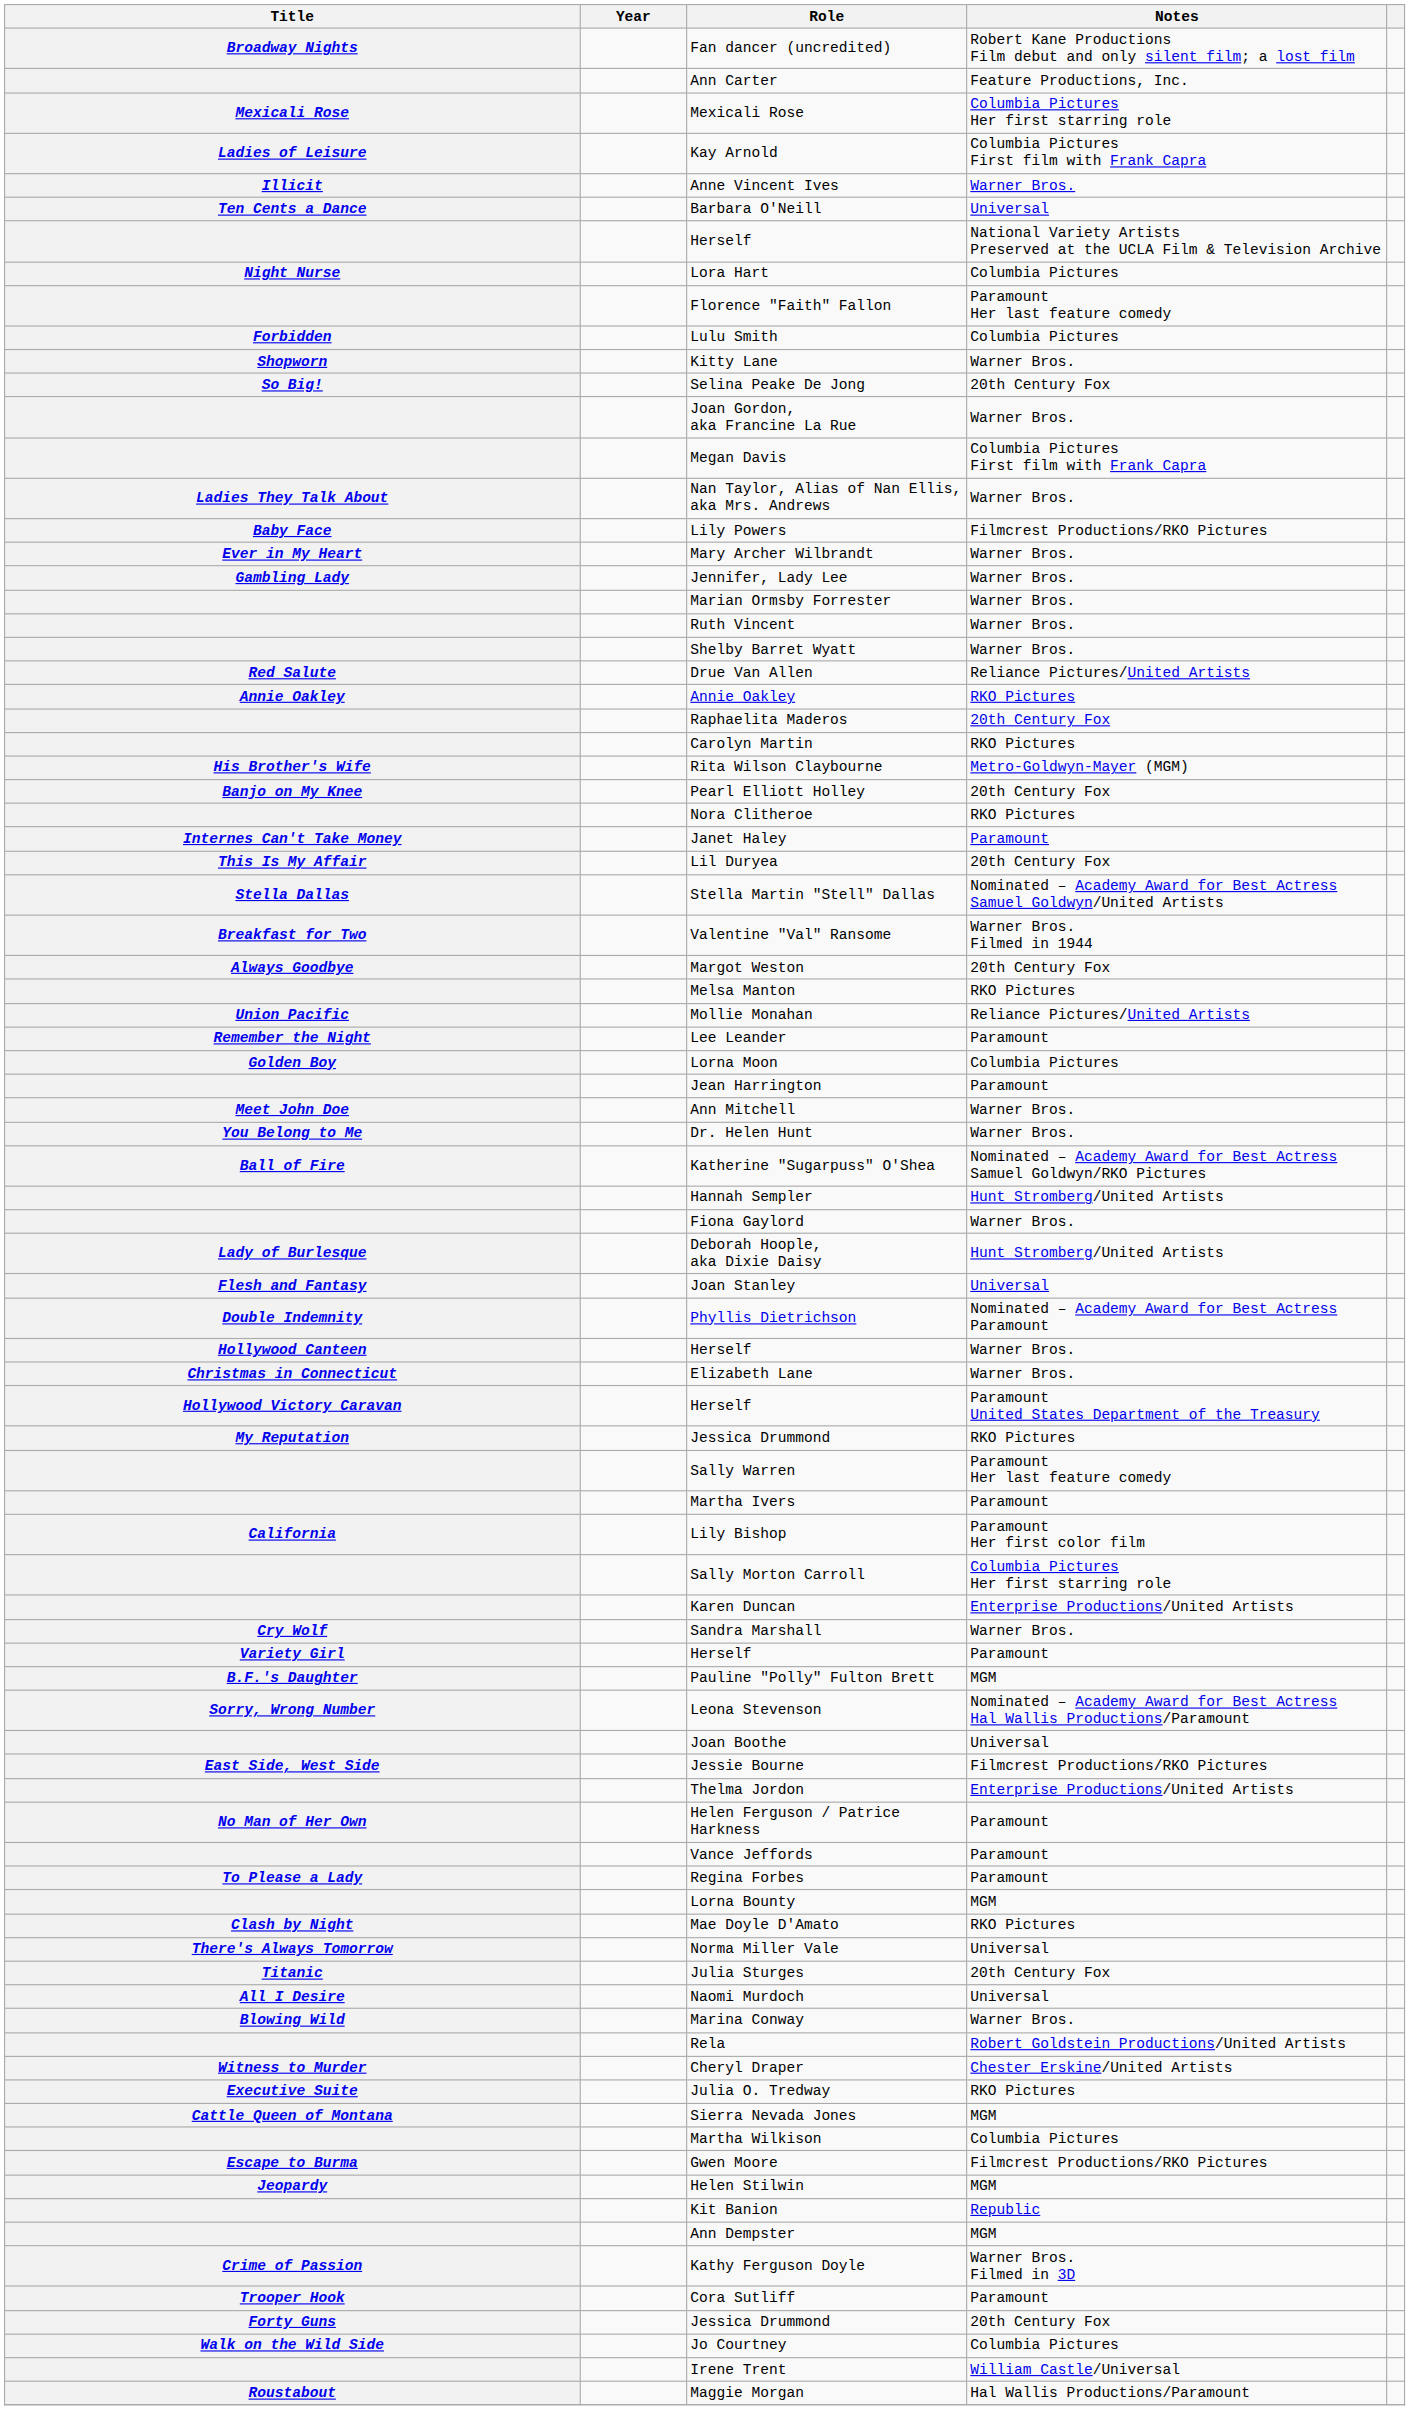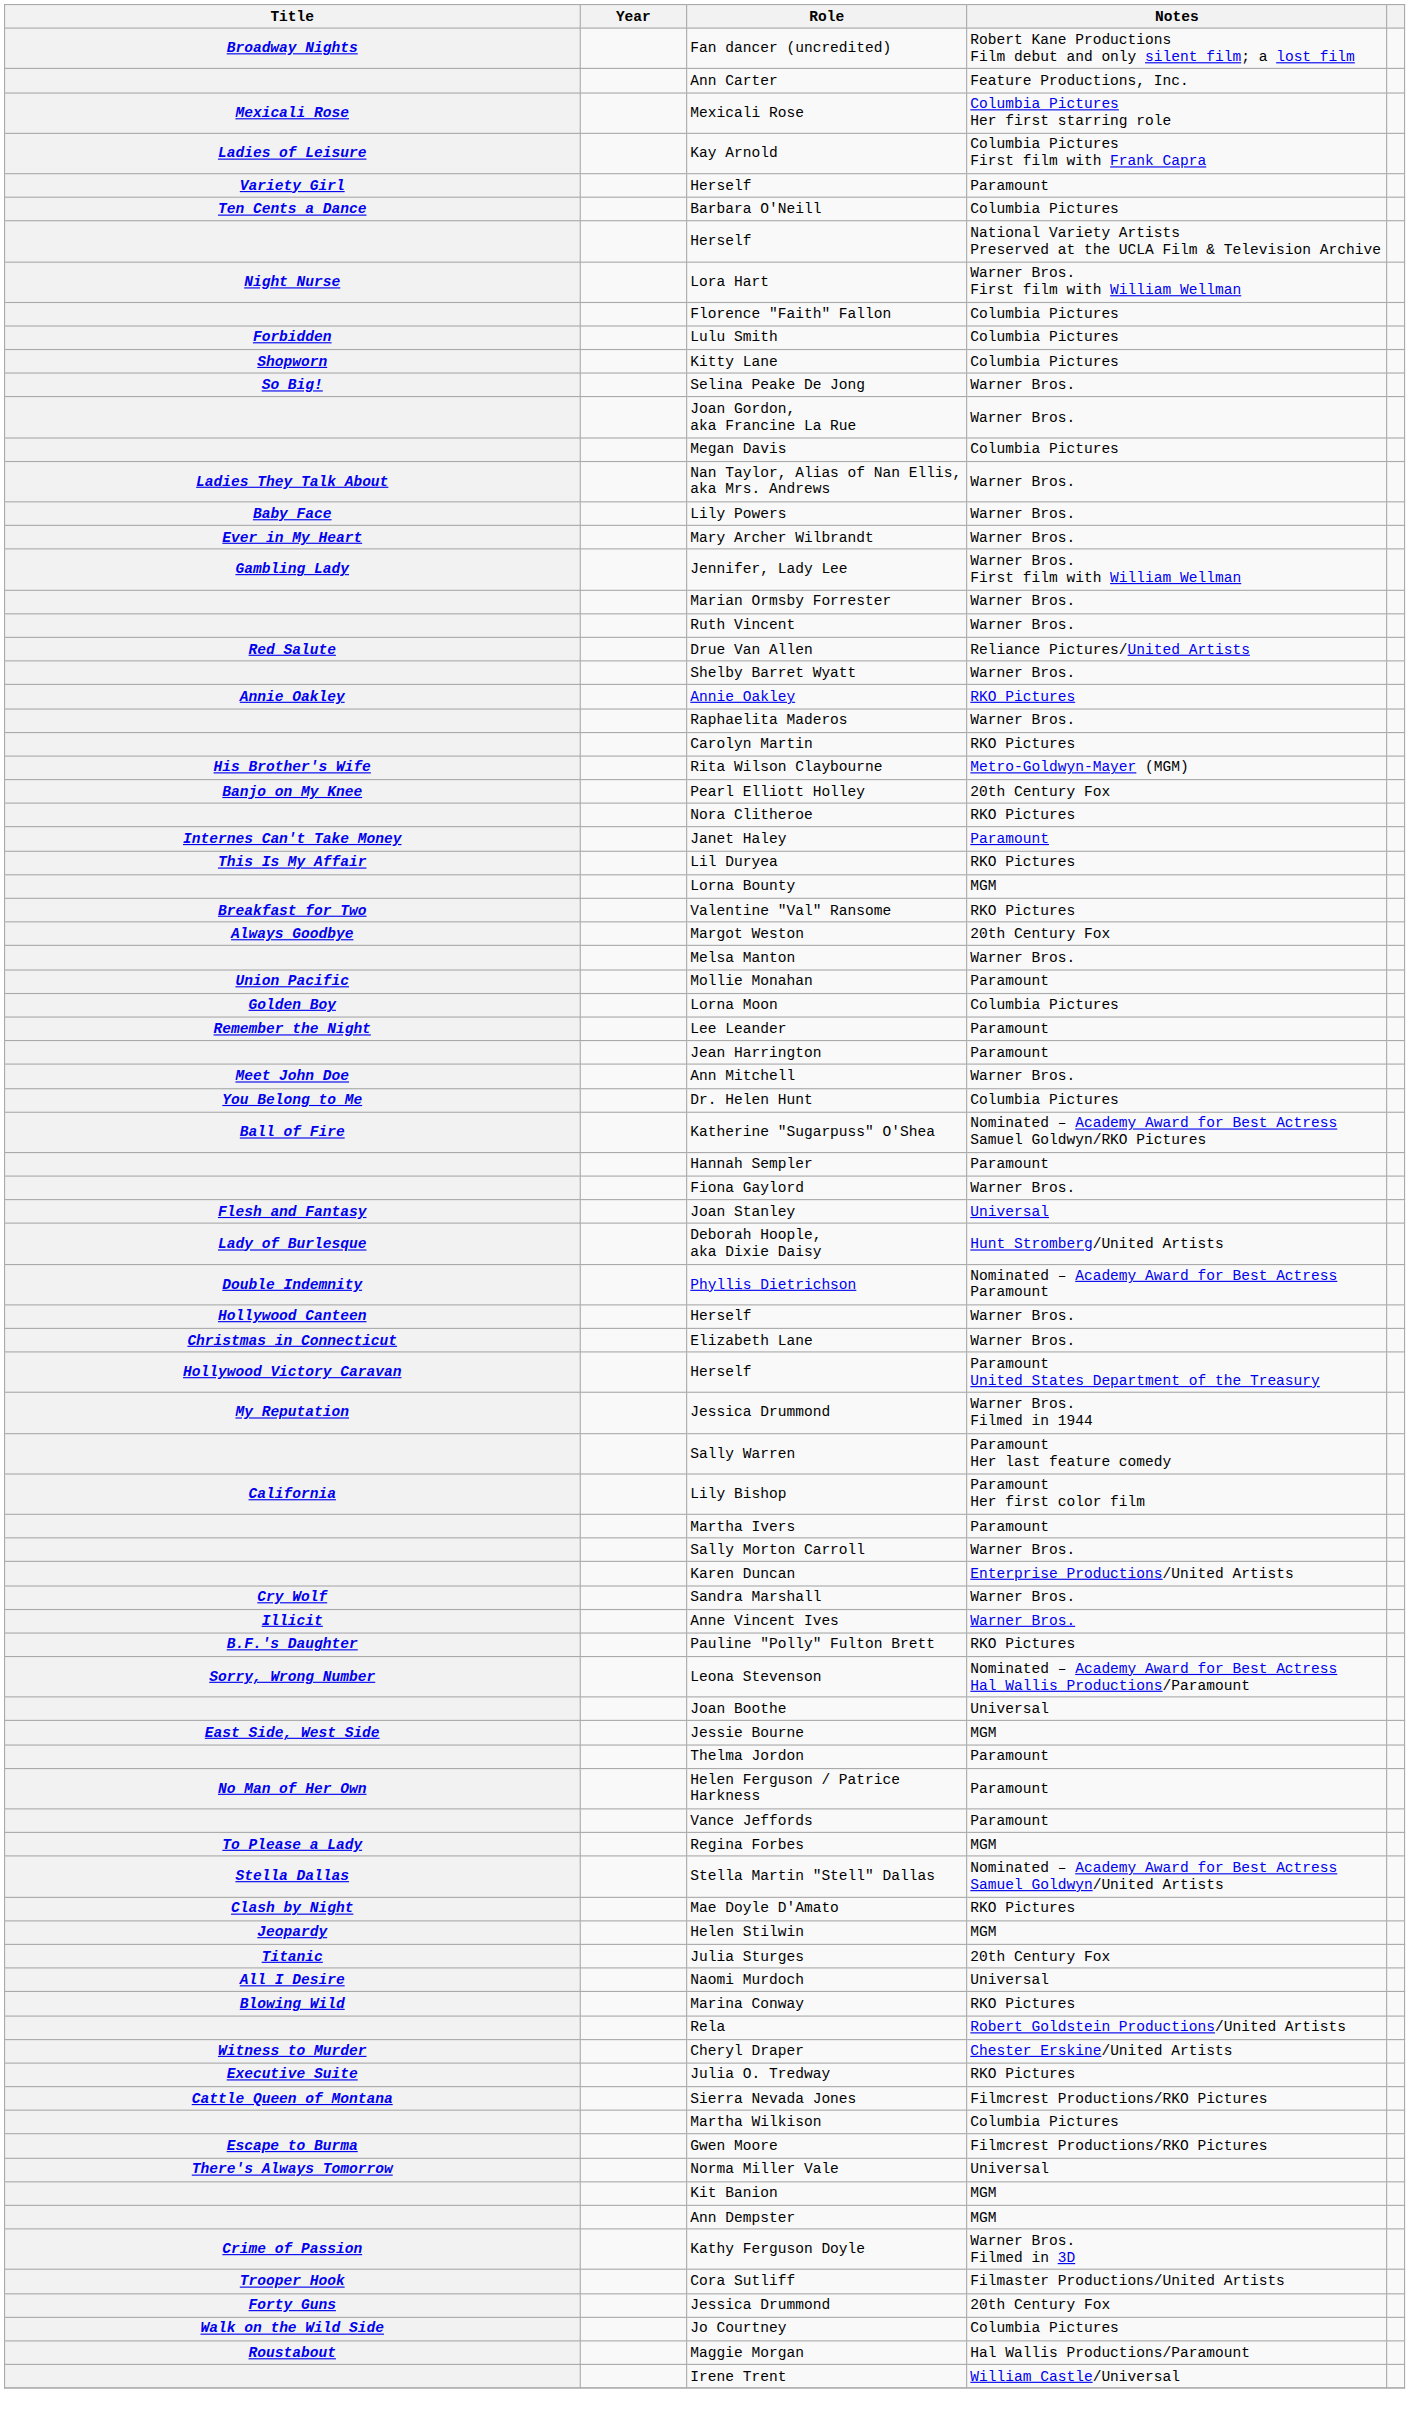rows swapped: (292, 185) <-> (292, 1655)
(1010, 209) Universal -> (1045, 209) Columbia Pictures
(1045, 273) Columbia Pictures -> (1106, 282) Warner Bros. First film with William Wellman
(1071, 306) Paramount Her last feature comedy -> (1045, 314) Columbia Pictures
(1023, 361) Warner Bros. -> (1045, 361) Columbia Pictures
(1040, 385) 20th Century Fox -> (1023, 385) Warner Bros.
(1088, 458) Columbia Pictures First film with Frank Capra -> (1045, 449) Columbia Pictures
(1119, 531) Filmcrest Productions/RKO Pictures -> (1023, 514) Warner Bros.
(1023, 578) Warner Bros. -> (1106, 570) Warner Bros. First film with William Wellman
rows swapped: (292, 649) <-> (292, 673)
(1040, 720) 20th Century Fox -> (1023, 720) Warner Bros.
(1040, 863) 20th Century Fox -> (1023, 863) RKO Pictures
rows swapped: (292, 895) <-> (292, 1902)
(1031, 935) Warner Bros. Filmed in 1944 -> (1023, 910) RKO Pictures
(1023, 991) RKO Pictures -> (1023, 958) Warner Bros.
(1110, 1015) Reliance Pictures/United Artists -> (1010, 981) Paramount
rows swapped: (292, 1062) <-> (292, 1039)
(1023, 1134) Warner Bros. -> (1045, 1100) Columbia Pictures
(1097, 1198) Hunt Stromberg/United Artists -> (1010, 1164) Paramount
rows swapped: (292, 1254) <-> (292, 1286)
(1023, 1438) RKO Pictures -> (1031, 1413) Warner Bros. Filmed in 1944
rows swapped: (292, 1502) <-> (292, 1535)
(1071, 1575) Columbia Pictures Her first starring role -> (1023, 1550) Warner Bros.
(983, 1678) MGM -> (1023, 1645) RKO Pictures
(1119, 1766) Filmcrest Productions/RKO Pictures -> (983, 1733) MGM
(1132, 1790) Enterprise Productions/United Artists -> (1010, 1756) Paramount
(1010, 1878) Paramount -> (983, 1844) MGM
rows swapped: (292, 2187) <-> (292, 1949)
(1023, 2020) Warner Bros. -> (1023, 2004) RKO Pictures
(983, 2115) MGM -> (1119, 2099) Filmcrest Productions/RKO Pictures
(1005, 2210) Republic -> (983, 2193) MGM
(1010, 2298) Paramount -> (1128, 2281) Filmaster Productions/United Artists
rows swapped: (292, 2393) <-> (292, 2369)
